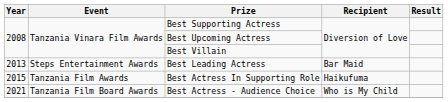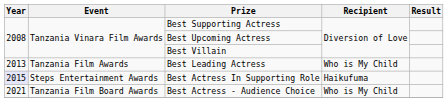(94, 64) Steps Entertainment Awards -> (79, 64) Tanzania Film Awards
(343, 64) Bar Maid -> (361, 64) Who is My Child
(16, 78) no background -> (16, 78) lavender background
(79, 78) Tanzania Film Awards -> (94, 78) Steps Entertainment Awards
